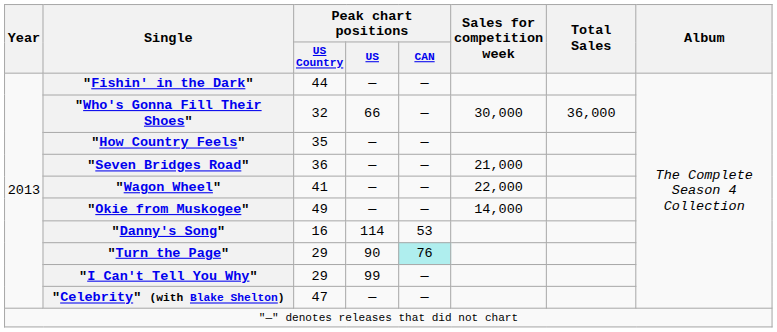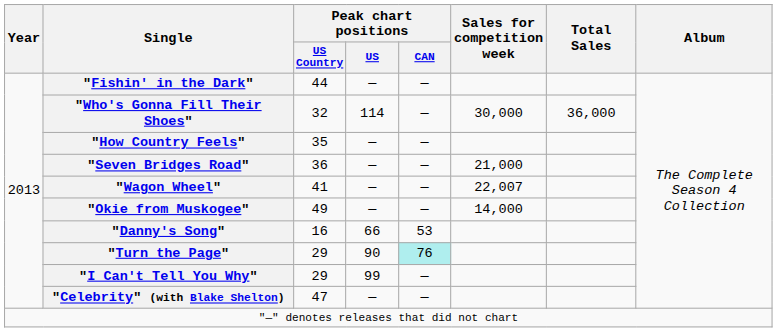(372, 113) 66 -> (372, 113) 114
(499, 187) 22,000 -> (499, 187) 22,007
(372, 231) 114 -> (372, 231) 66
